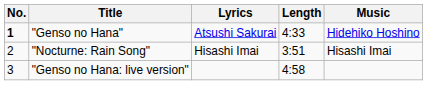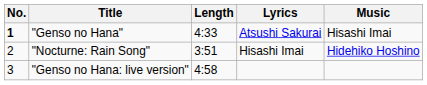columns swapped: (302, 13) <-> (235, 13)
(373, 32) Hidehiko Hoshino -> (359, 32) Hisashi Imai
(359, 51) Hisashi Imai -> (373, 51) Hidehiko Hoshino
